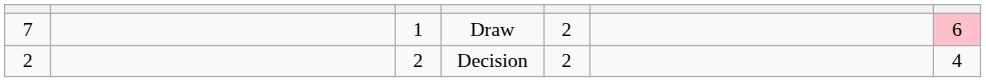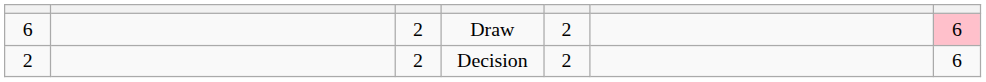(28, 29) 7 -> (28, 29) 6
(418, 29) 1 -> (418, 29) 2
(957, 60) 4 -> (957, 60) 6
